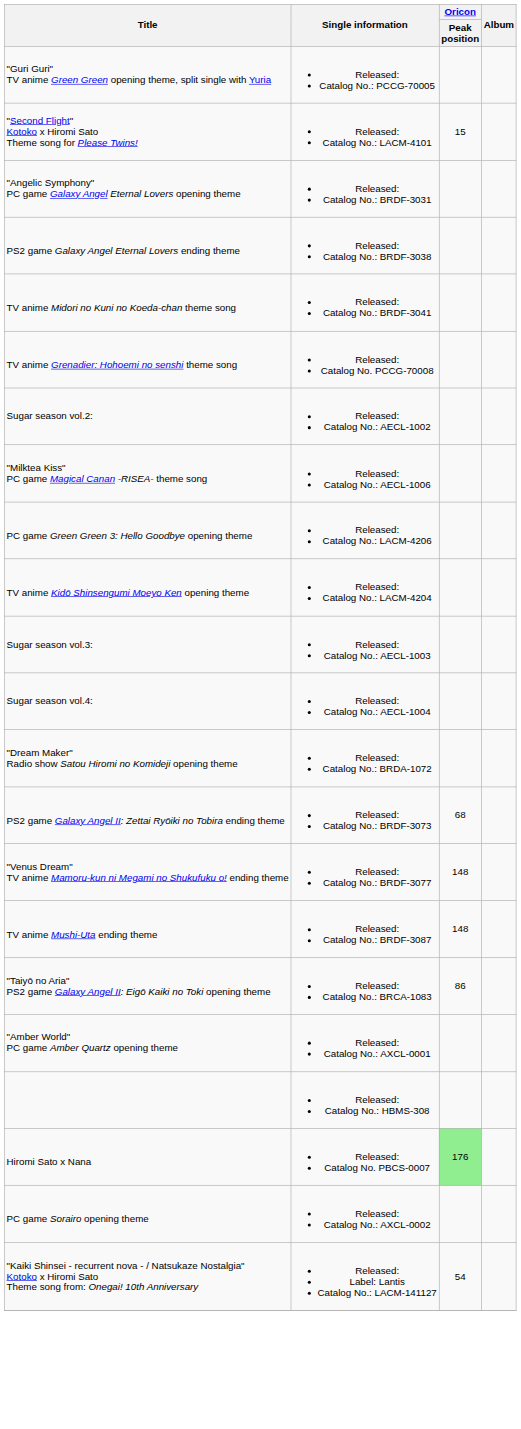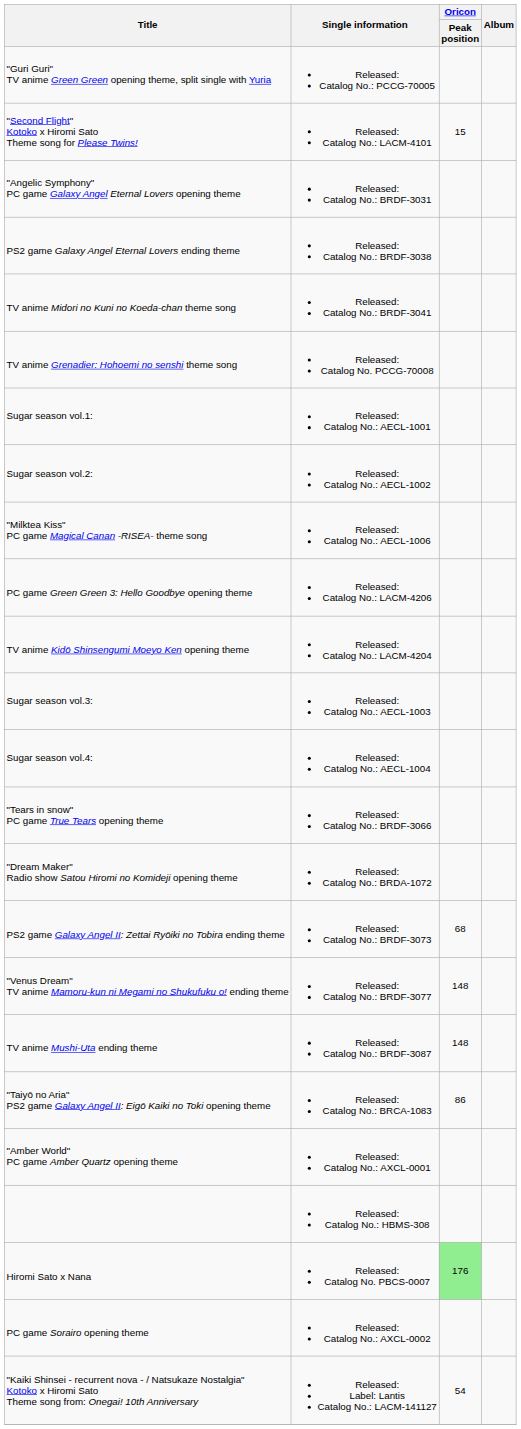+ row: (50, 416)
+ row: (85, 815)
